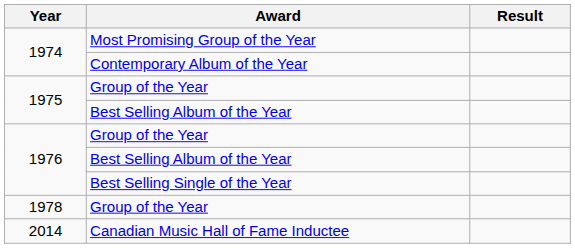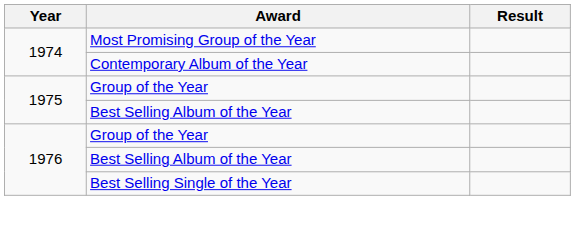- row: (46, 207)
- row: (46, 231)
